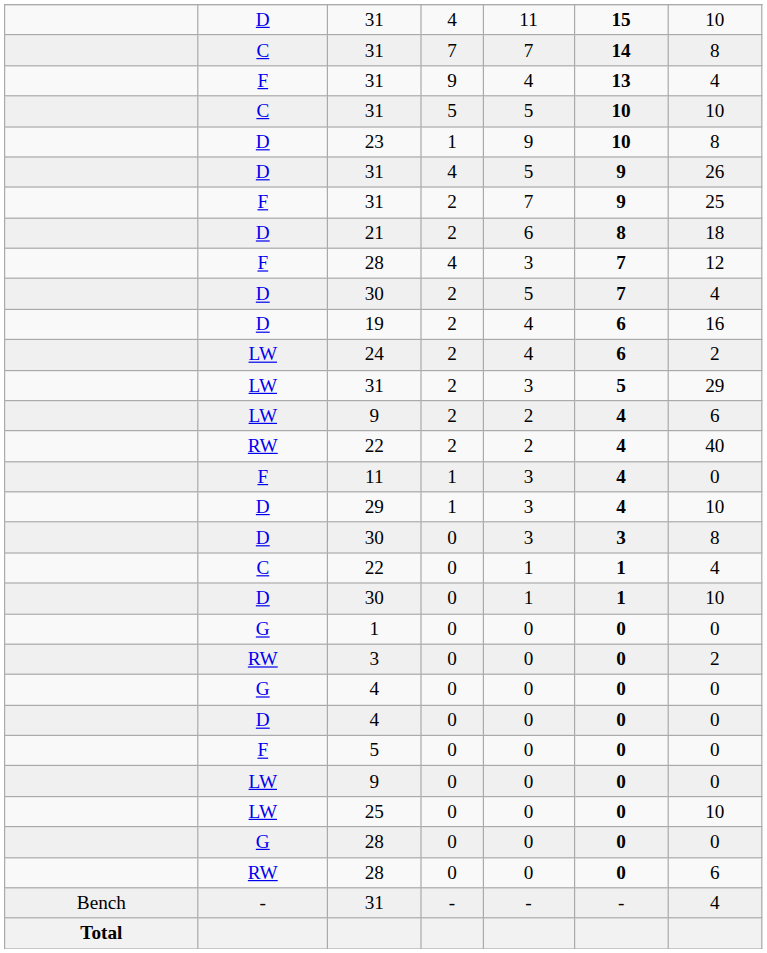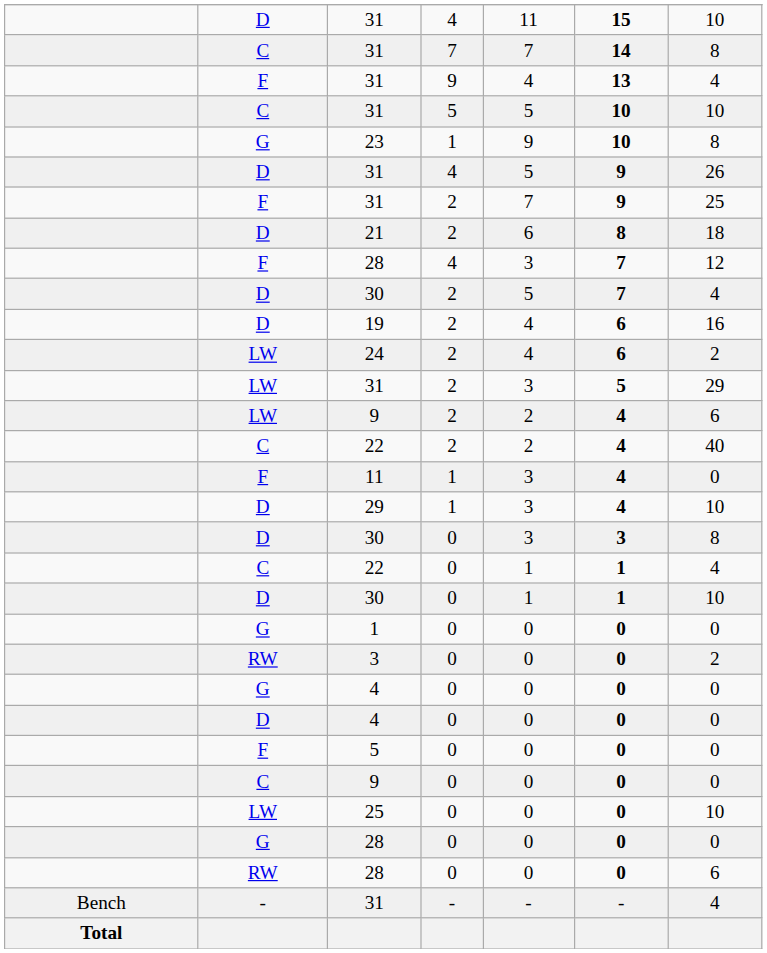(263, 141) D -> (263, 141) G
(263, 446) RW -> (263, 446) C
(263, 780) LW -> (263, 780) C
